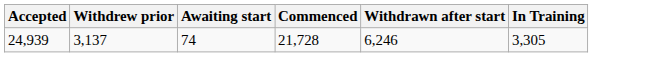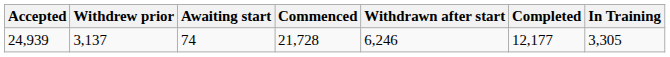+ column: (547, 16)
